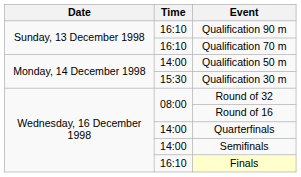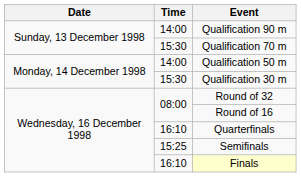(173, 29) 16:10 -> (173, 29) 14:00
(173, 46) 16:10 -> (173, 46) 15:30
(173, 130) 14:00 -> (173, 130) 16:10
(173, 146) 14:00 -> (173, 146) 15:25
